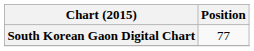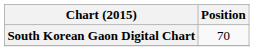(223, 35) 77 -> (223, 35) 70
